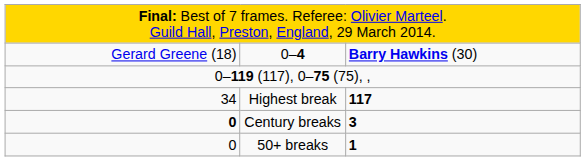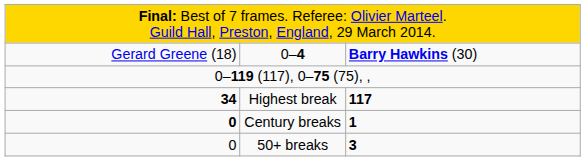(229, 100) normal -> (229, 100) bold
(353, 122) 3 -> (353, 122) 1
(353, 145) 1 -> (353, 145) 3
